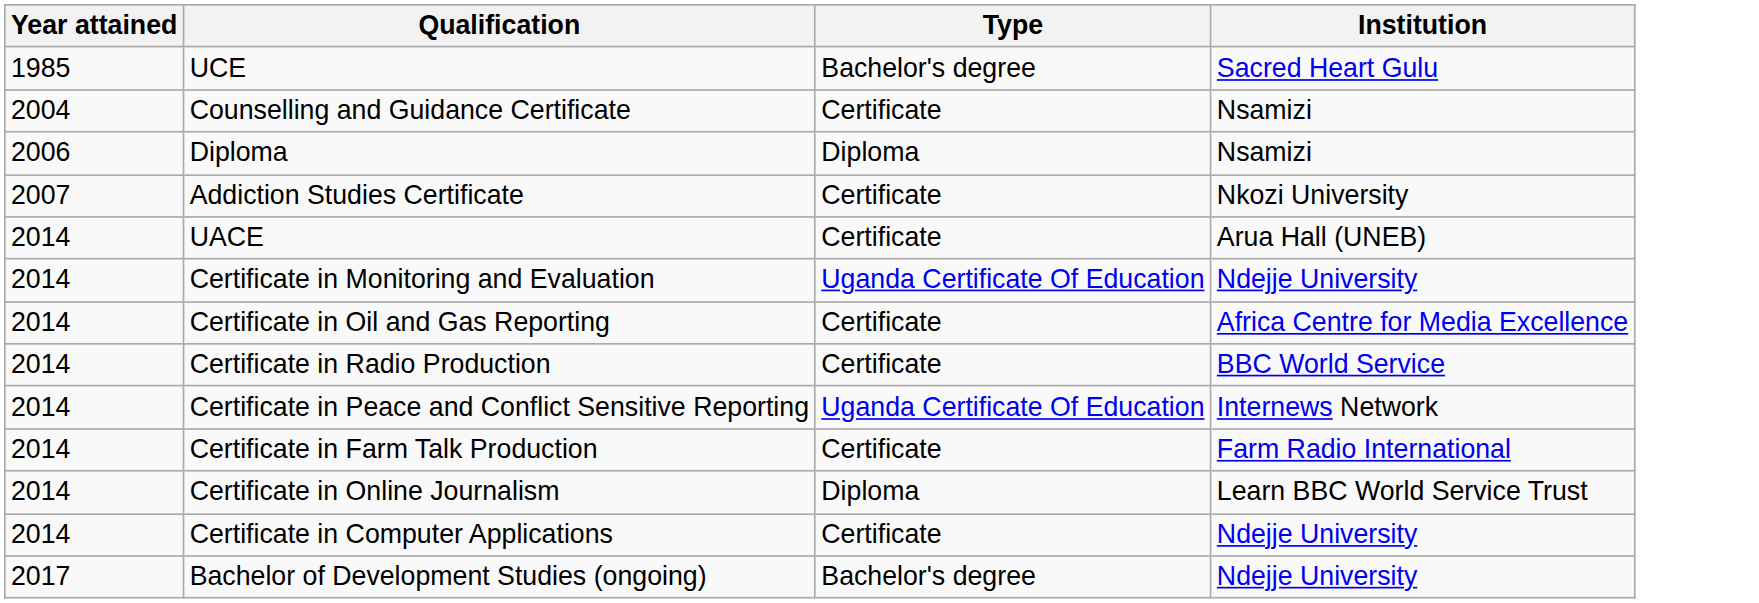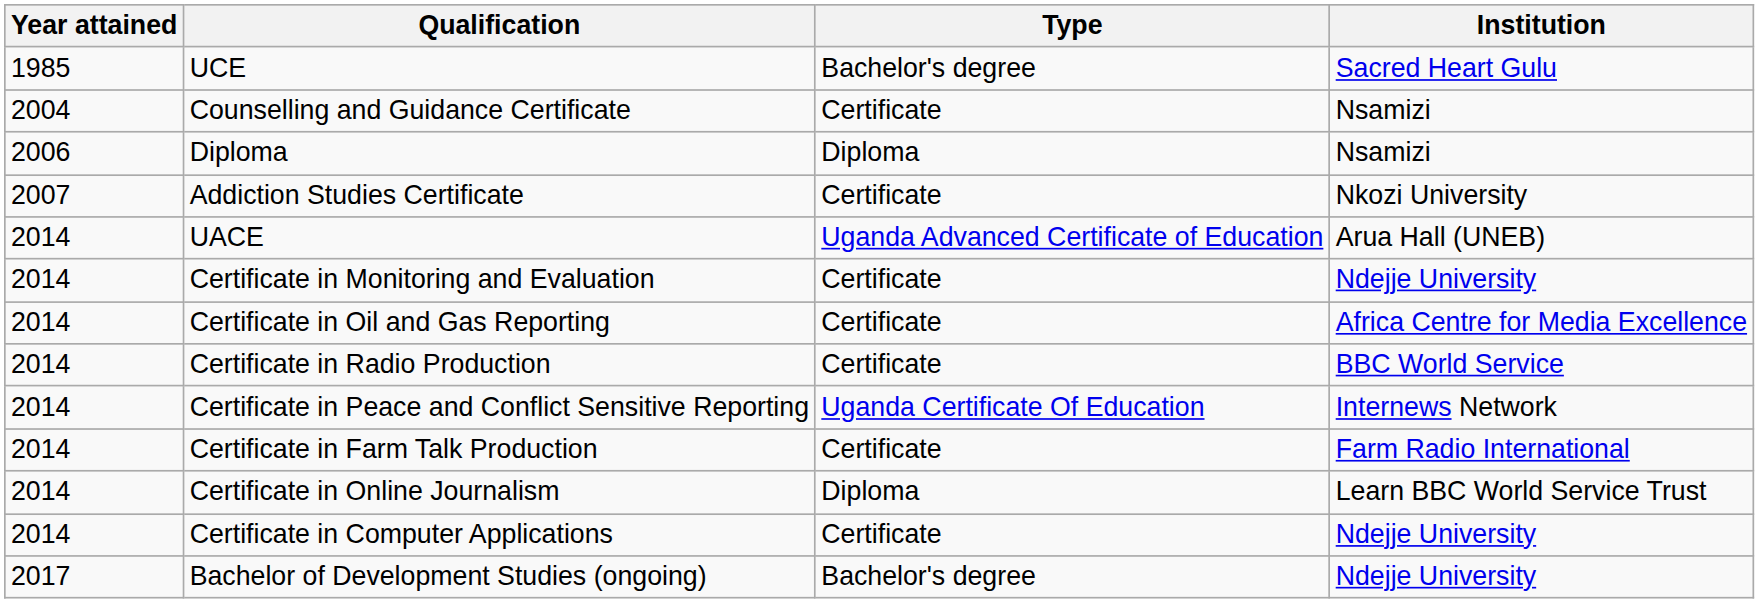(881, 237) Certificate -> (1072, 237) Uganda Advanced Certificate of Education
(1013, 279) Uganda Certificate Of Education -> (881, 279) Certificate
